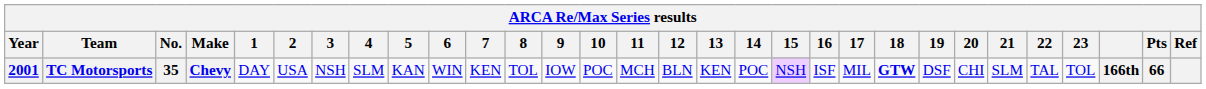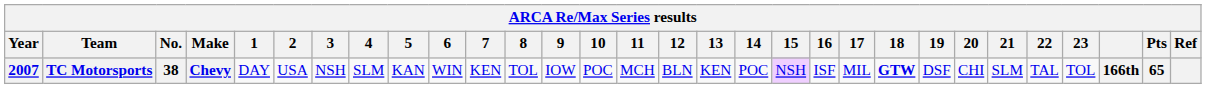(24, 70) 2001 -> (24, 70) 2007
(171, 70) 35 -> (171, 70) 38
(1157, 70) 66 -> (1157, 70) 65
